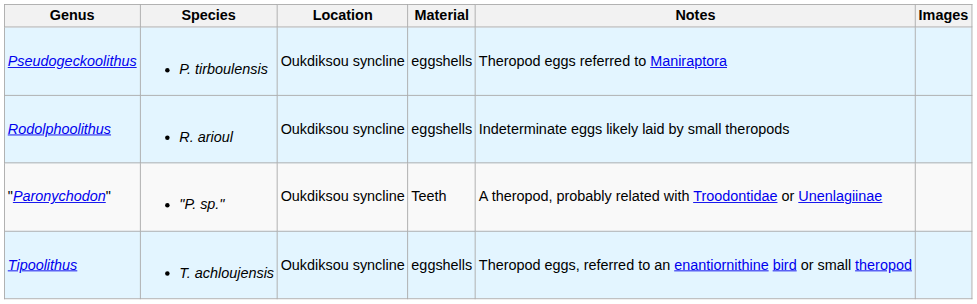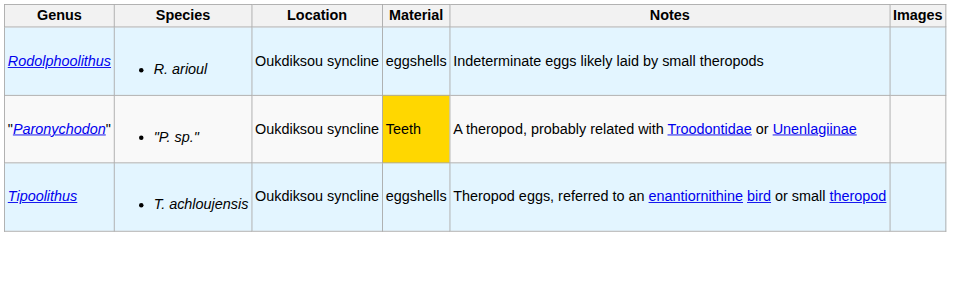- row: (72, 61)
(429, 196) no background -> (403, 129) gold background
